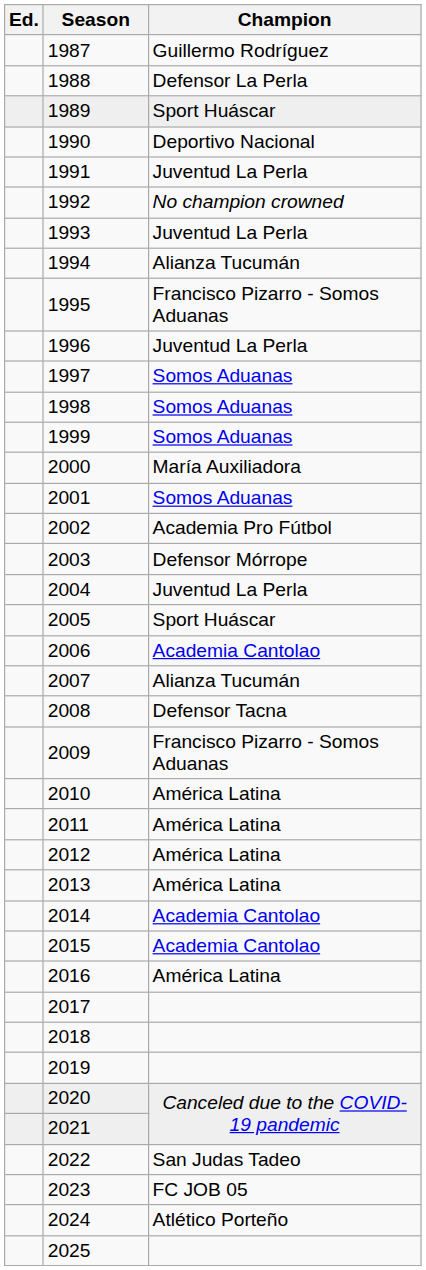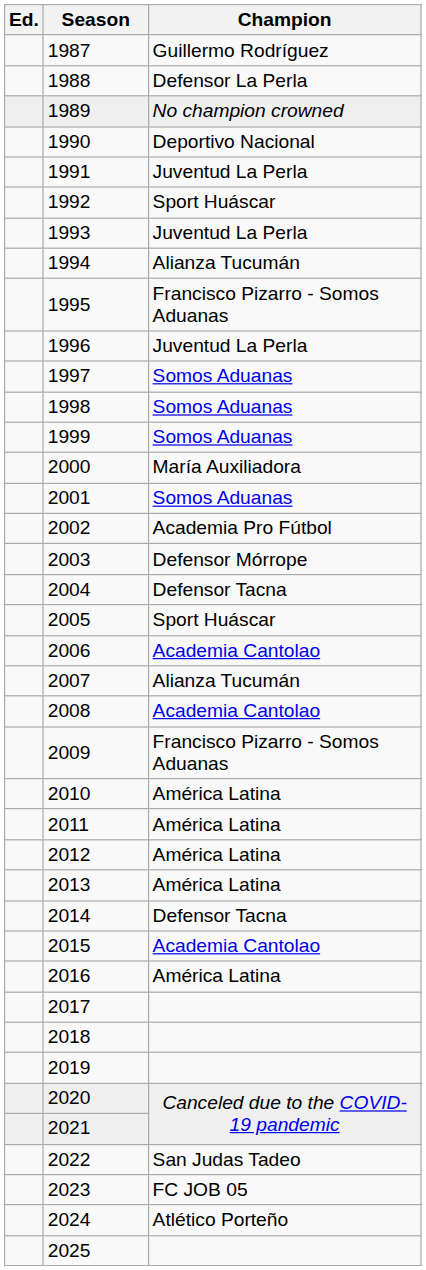(214, 111) Sport Huáscar -> (248, 111) No champion crowned
(248, 202) No champion crowned -> (214, 202) Sport Huáscar
(230, 589) Juventud La Perla -> (220, 589) Defensor Tacna
(220, 711) Defensor Tacna -> (236, 711) Academia Cantolao
(236, 915) Academia Cantolao -> (220, 915) Defensor Tacna
